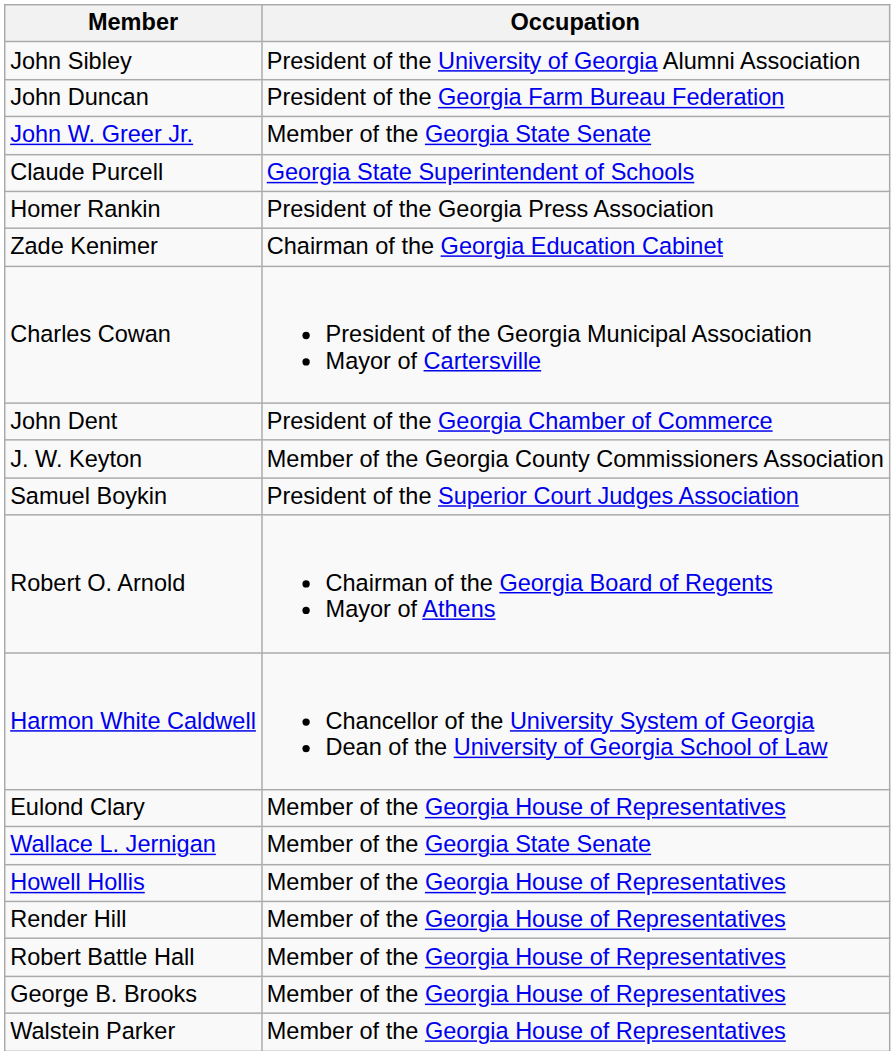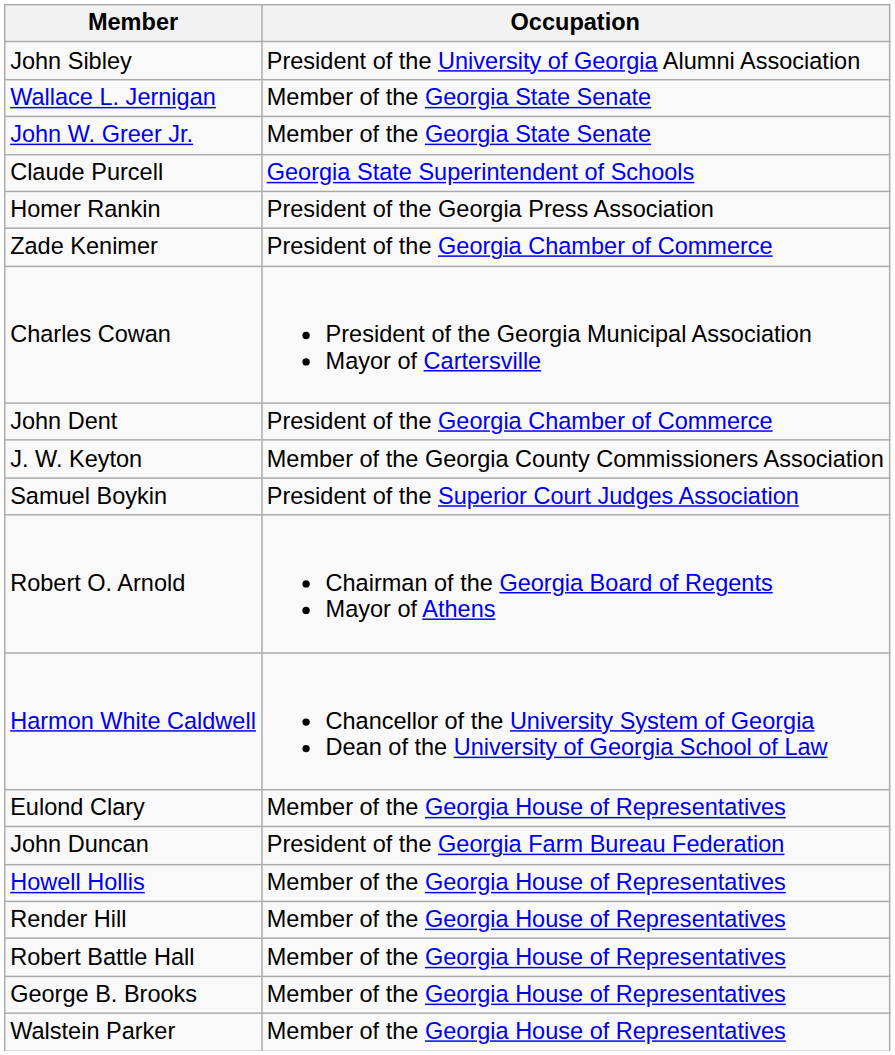rows swapped: (79, 97) <-> (113, 845)
(495, 246) Chairman of the Georgia Education Cabinet -> (520, 246) President of the Georgia Chamber of Commerce
